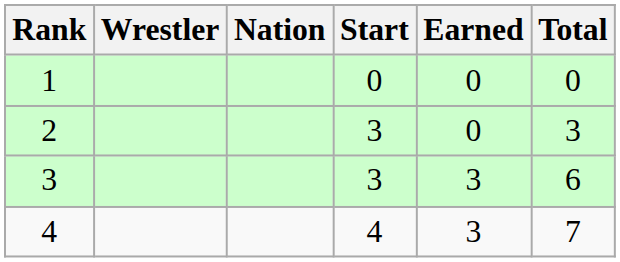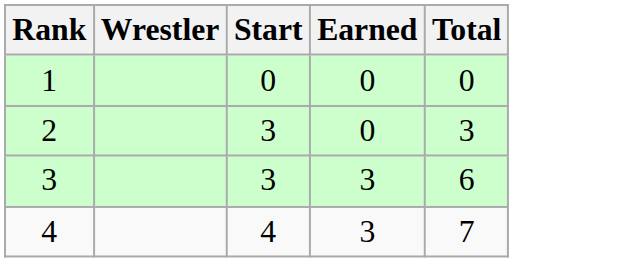- column: (280, 29)
